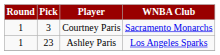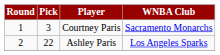(21, 43) 1 -> (21, 43) 2
(48, 43) 23 -> (48, 43) 22
